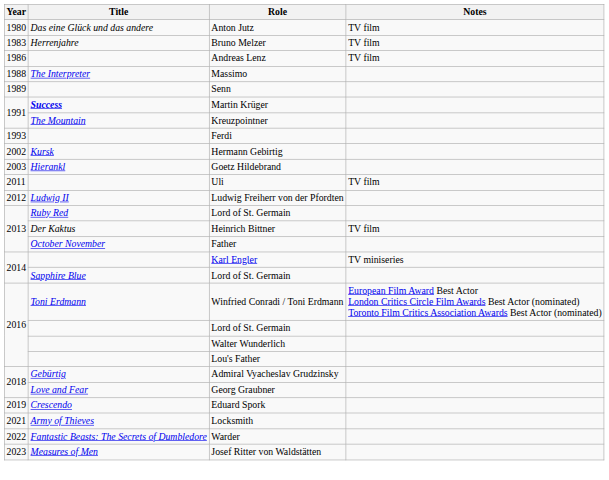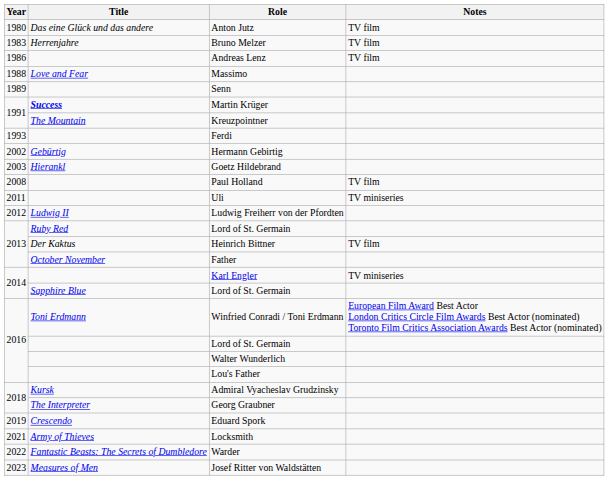(60, 74) The Interpreter -> (59, 74) Love and Fear
(42, 151) Kursk -> (48, 151) Gebürtig
+ row: (16, 182)
(364, 182) TV film -> (376, 197) TV miniseries
(48, 374) Gebürtig -> (42, 390) Kursk
(59, 390) Love and Fear -> (60, 405) The Interpreter
